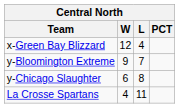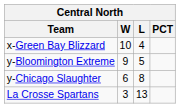(125, 45) 12 -> (125, 45) 10
(141, 62) 7 -> (142, 62) 5
(125, 95) 4 -> (125, 95) 3
(141, 95) 11 -> (142, 95) 13
